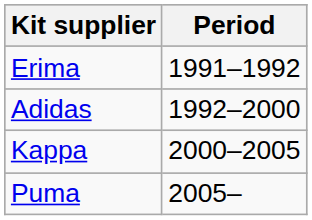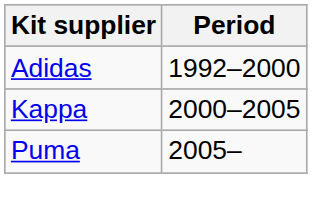- row: (45, 67)
